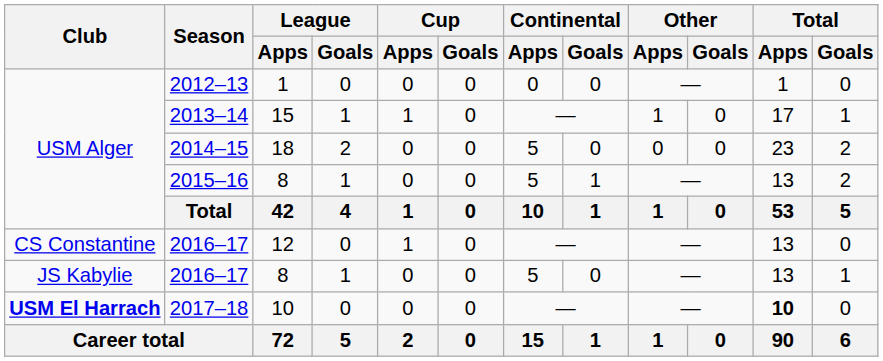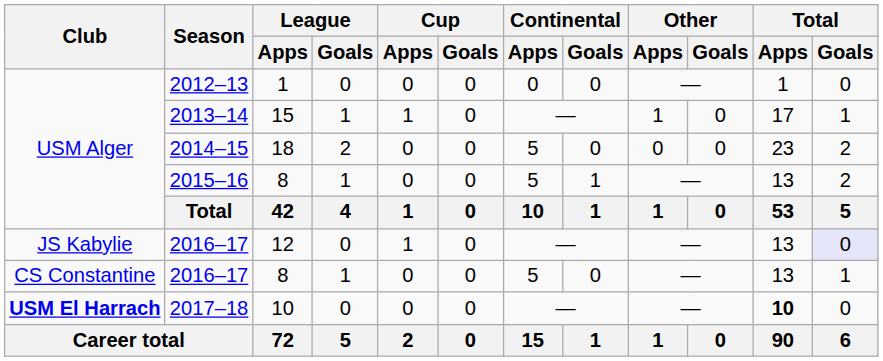(85, 244) CS Constantine -> (85, 244) JS Kabylie
(845, 244) no background -> (845, 244) lavender background
(85, 276) JS Kabylie -> (85, 276) CS Constantine
